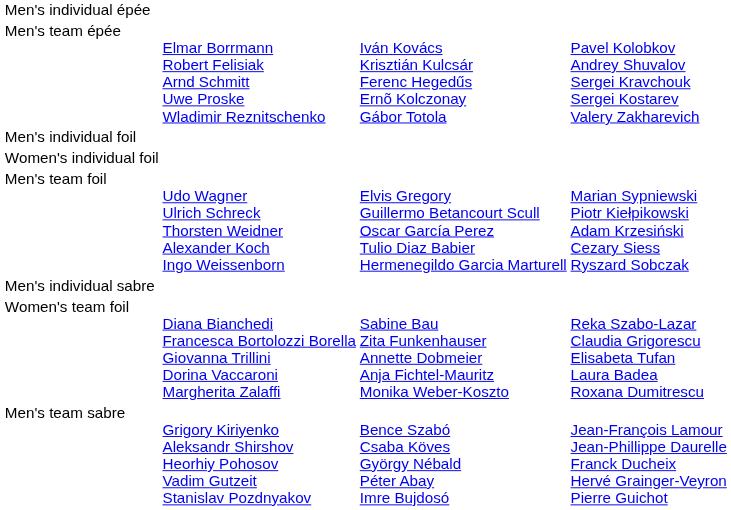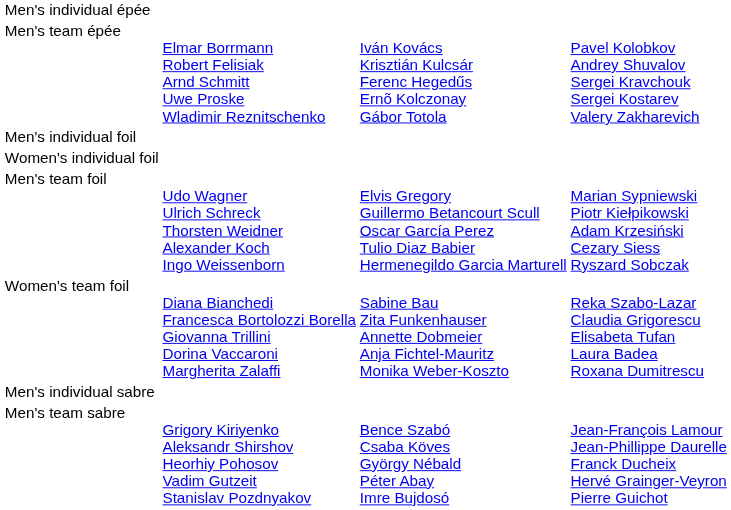rows swapped: (67, 306) <-> (80, 285)
